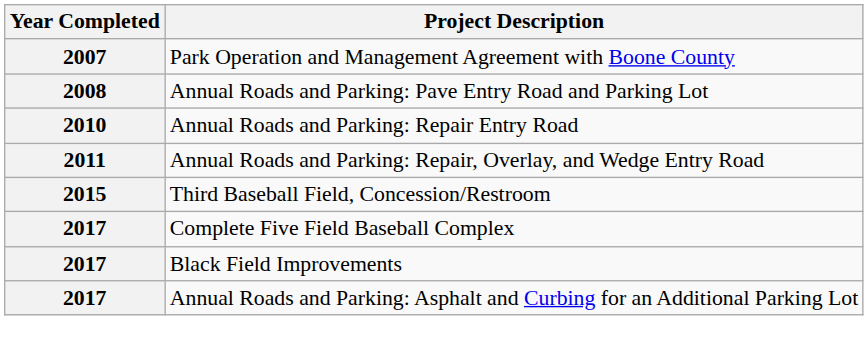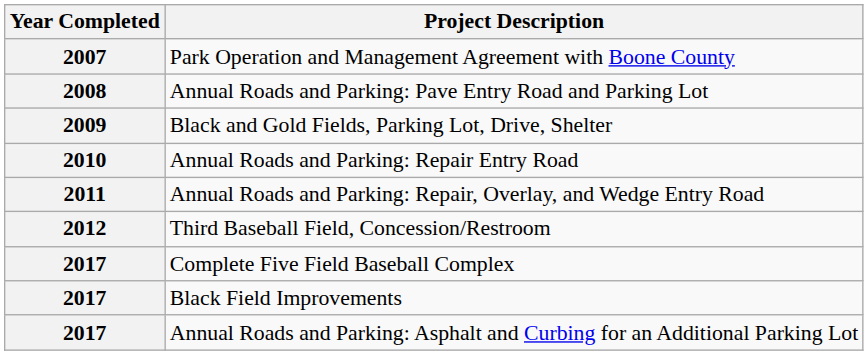+ row: (391, 125)
(85, 194) 2015 -> (85, 228) 2012
